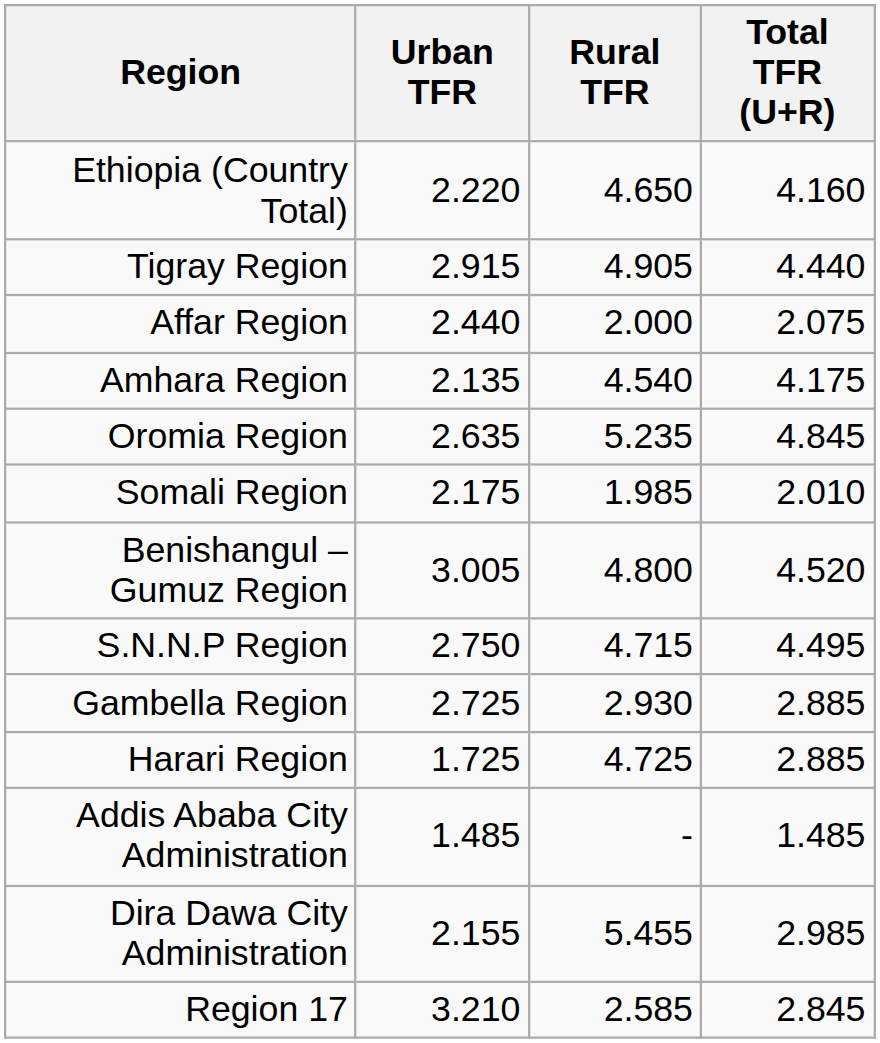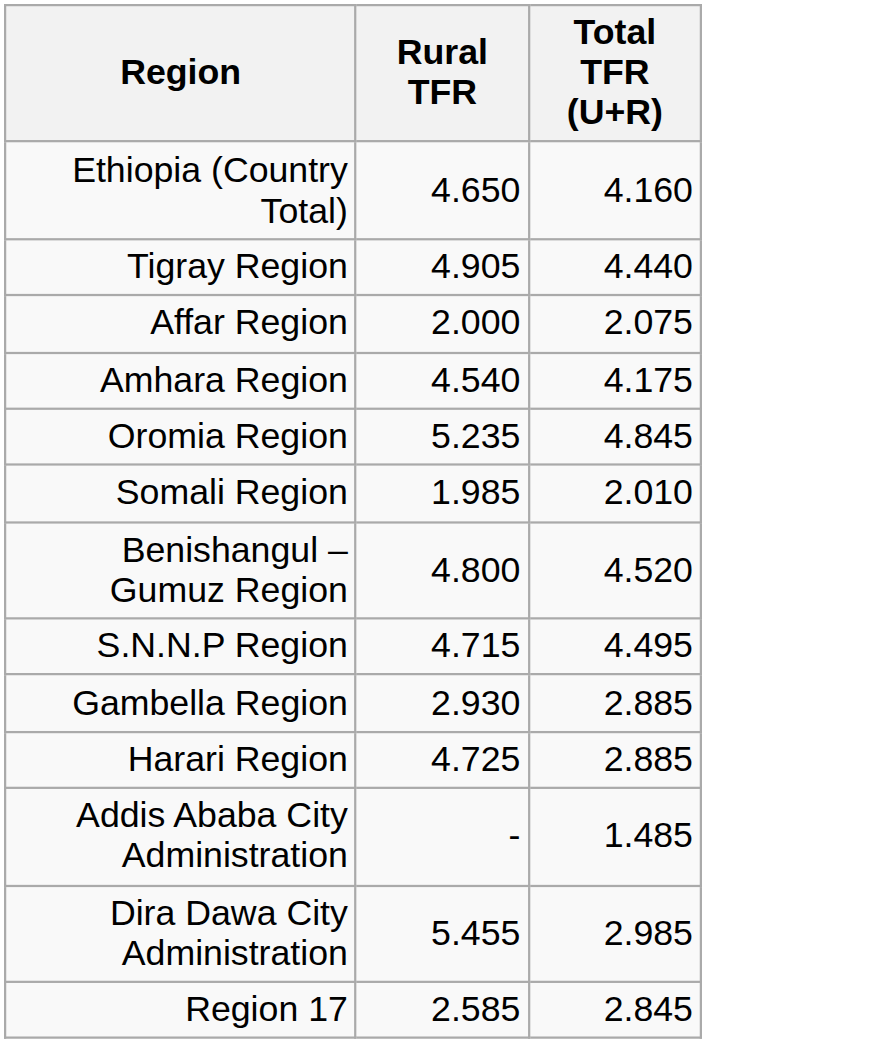- column: (442, 72)
